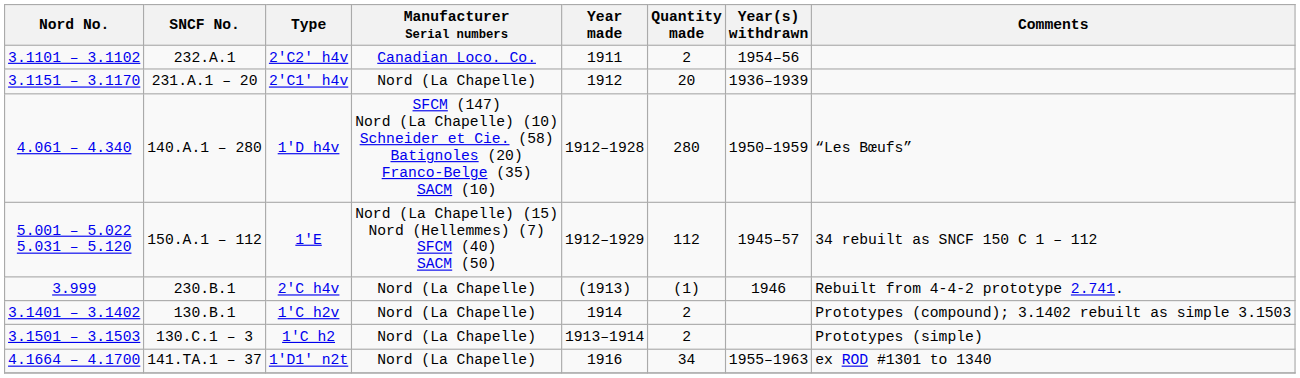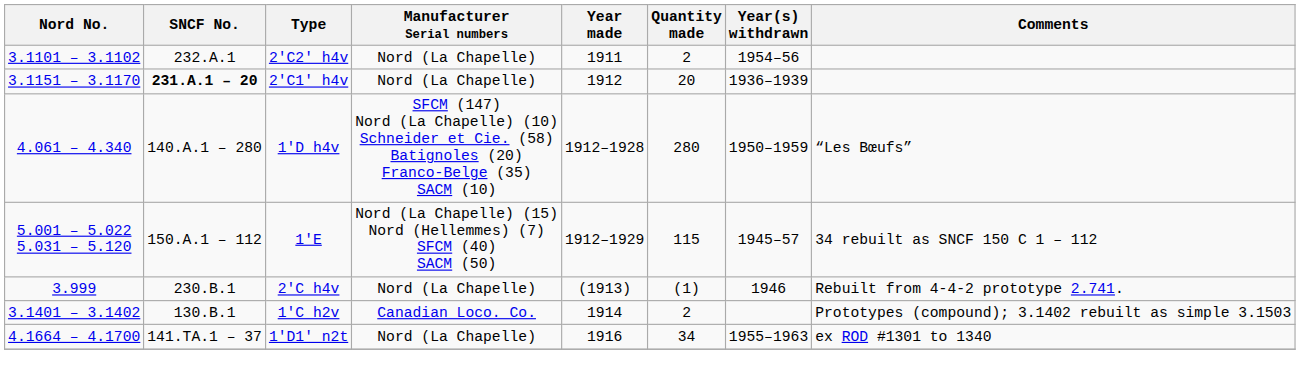(457, 57) Canadian Loco. Co. -> (457, 57) Nord (La Chapelle)
(205, 81) normal -> (205, 81) bold
(687, 239) 112 -> (687, 239) 115
(457, 313) Nord (La Chapelle) -> (457, 313) Canadian Loco. Co.
- row: (309, 337)
